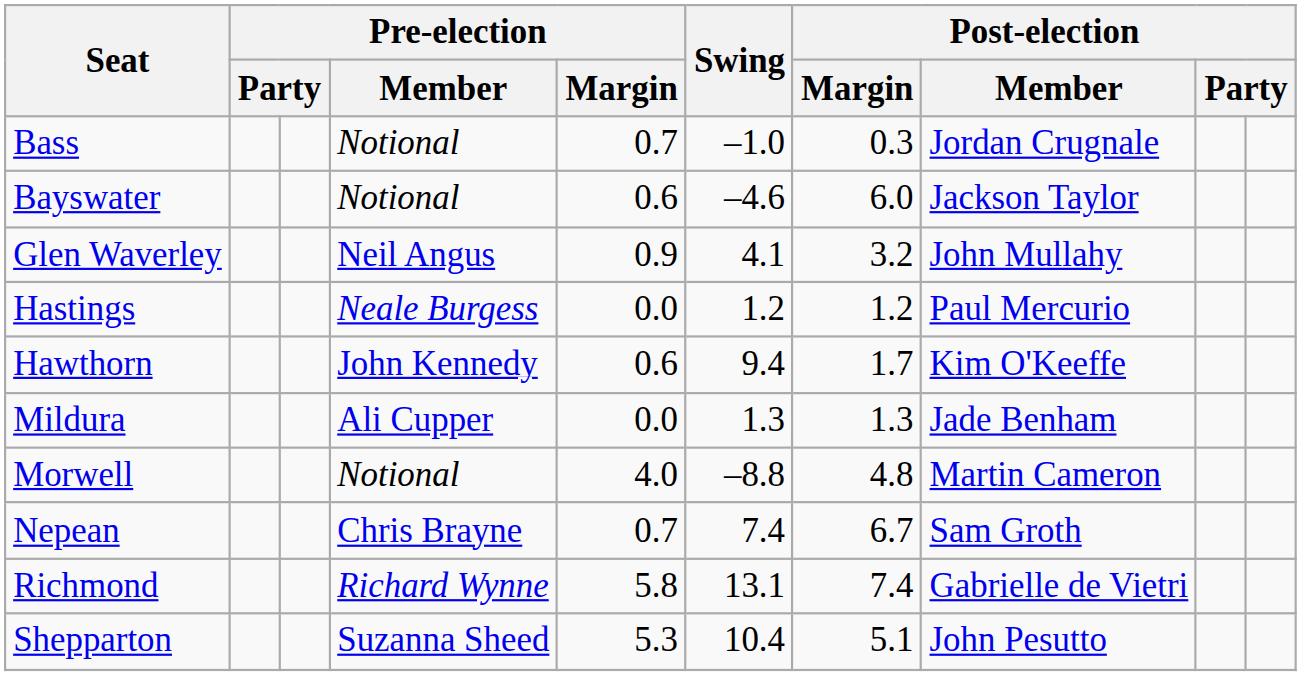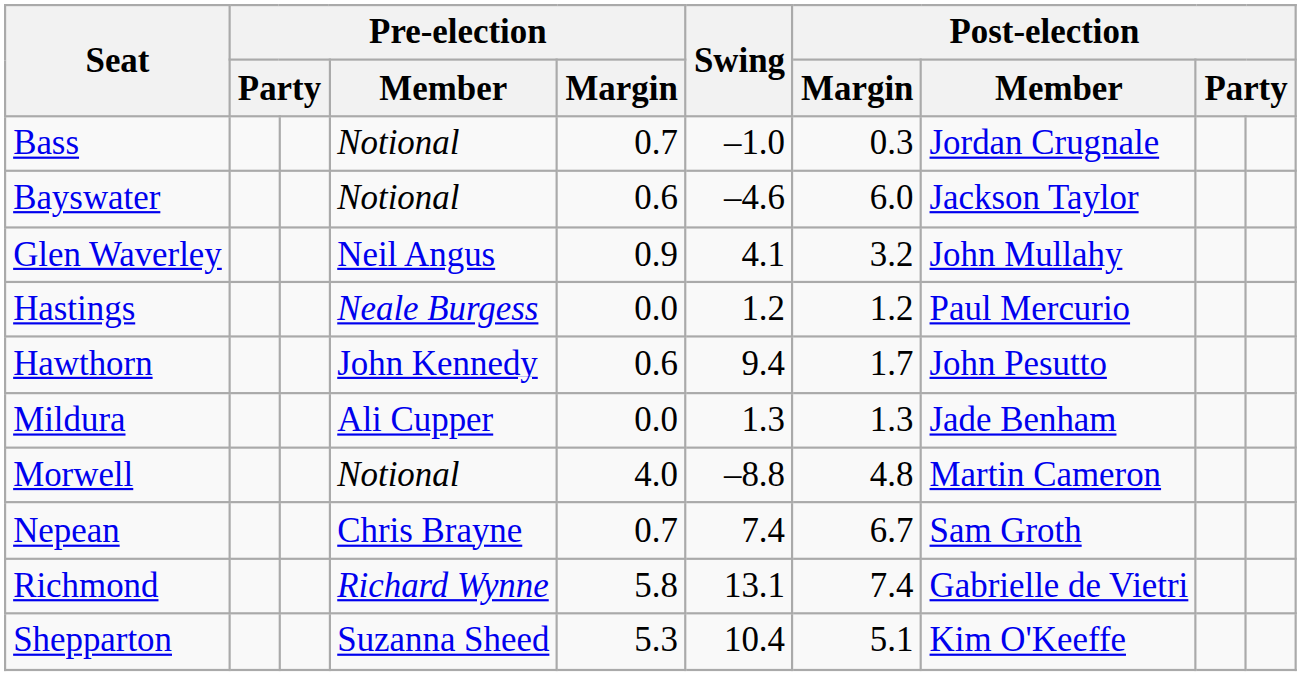(1028, 364) Kim O'Keeffe -> (1018, 364) John Pesutto
(1018, 640) John Pesutto -> (1028, 640) Kim O'Keeffe
